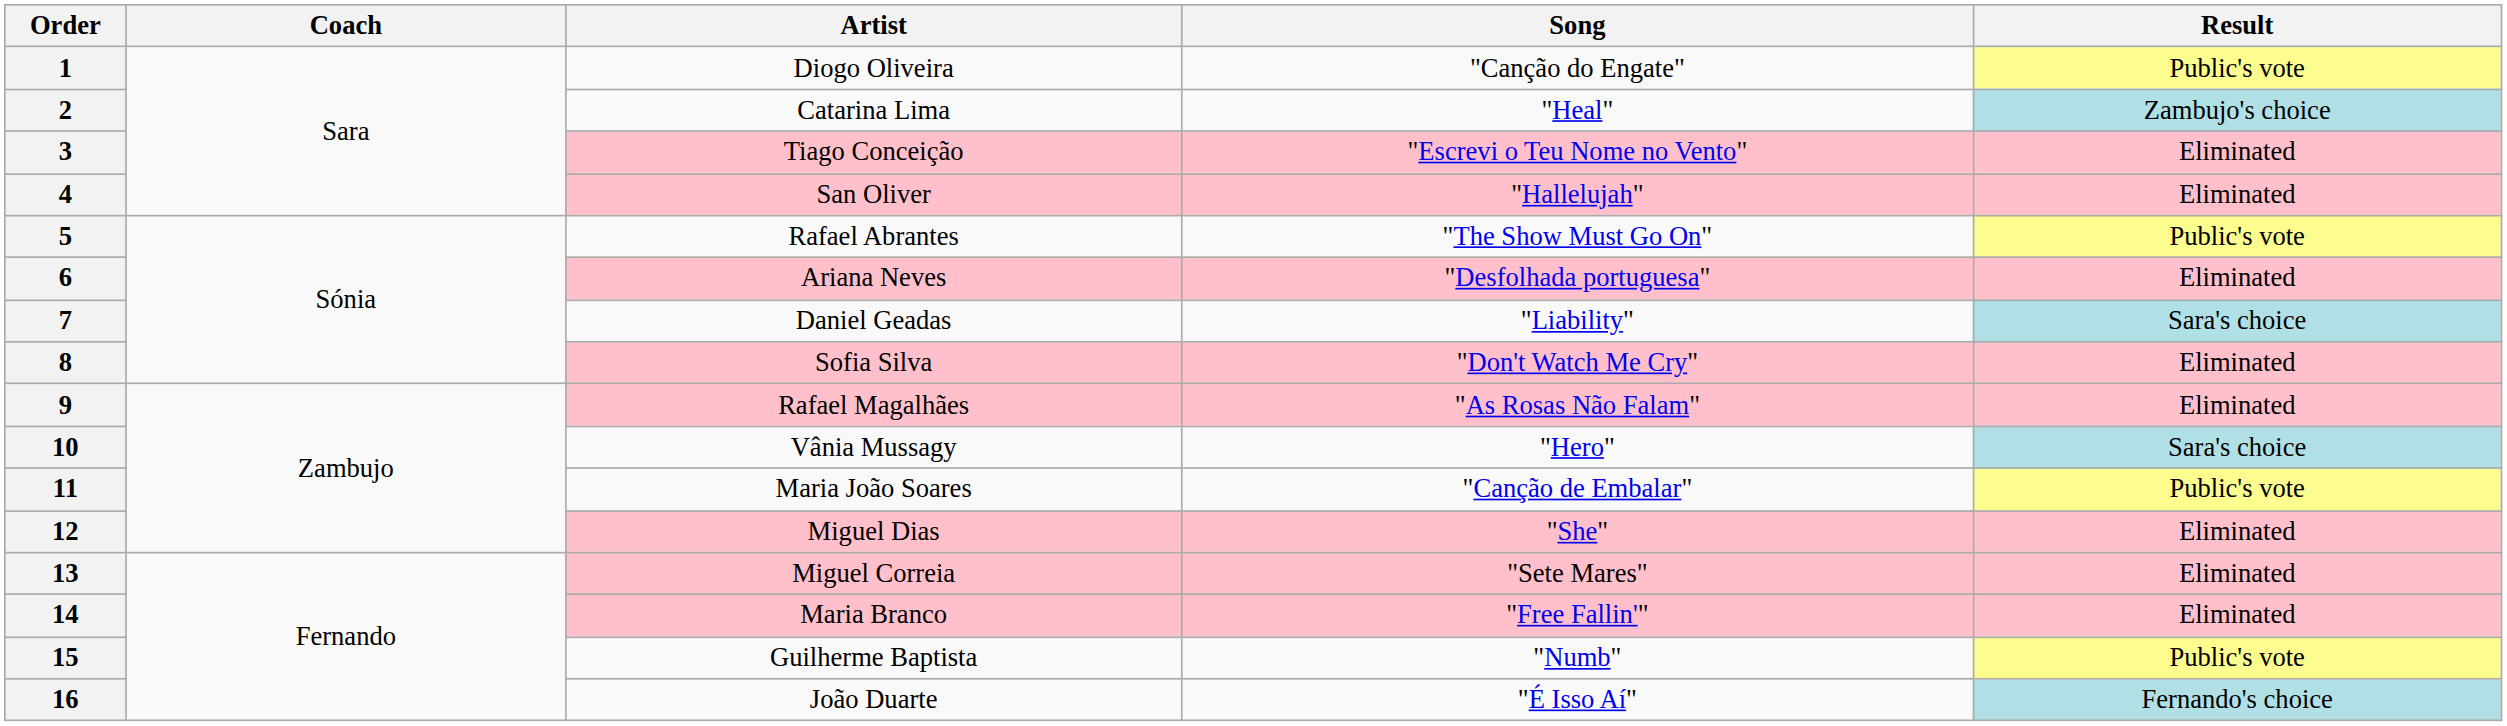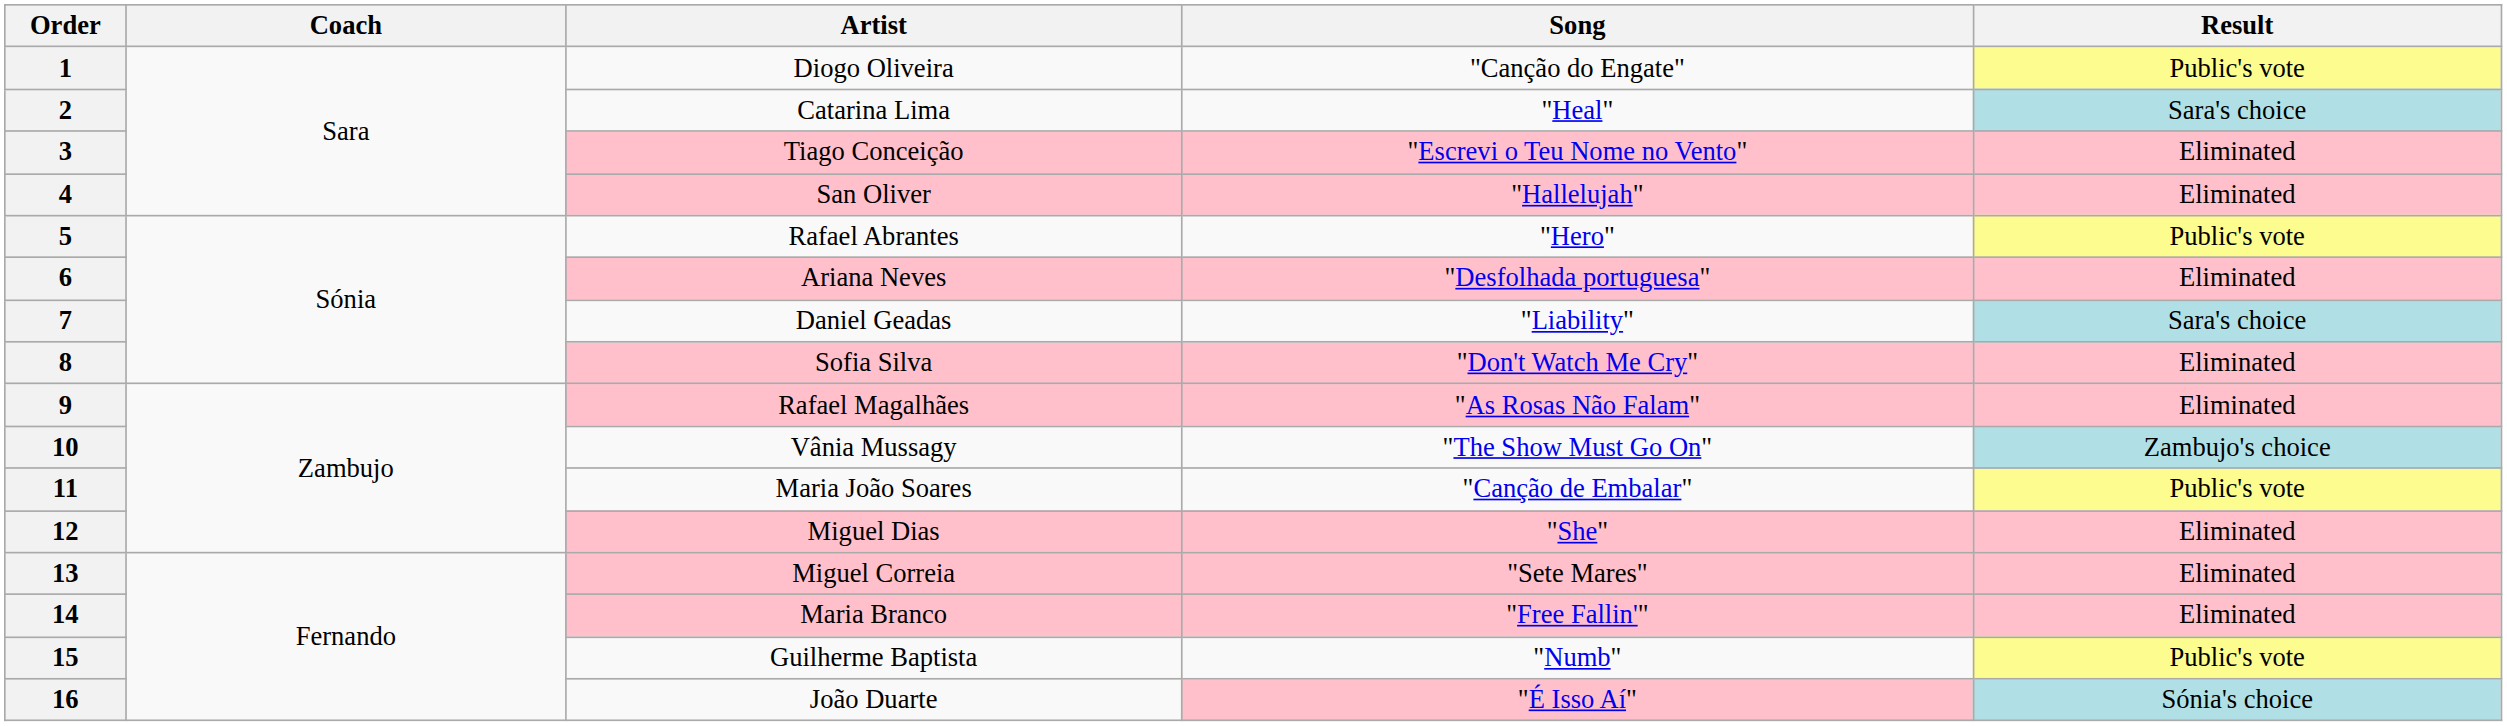(2237, 109) Zambujo's choice -> (2237, 109) Sara's choice
(1577, 236) "The Show Must Go On" -> (1577, 236) "Hero"
(1577, 446) "Hero" -> (1577, 446) "The Show Must Go On"
(2237, 446) Sara's choice -> (2237, 446) Zambujo's choice
(1577, 699) no background -> (1577, 699) pink background
(2237, 699) Fernando's choice -> (2237, 699) Sónia's choice
